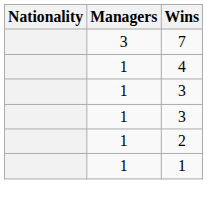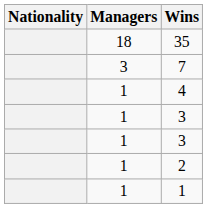+ row: (124, 41)
